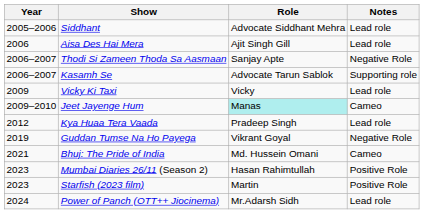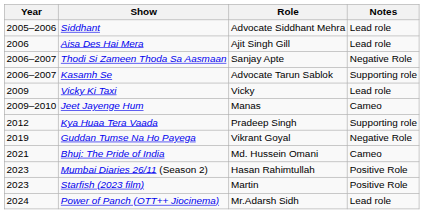(246, 106) paleturquoise background -> (246, 106) no background
(370, 122) Lead role -> (383, 122) Supporting role
